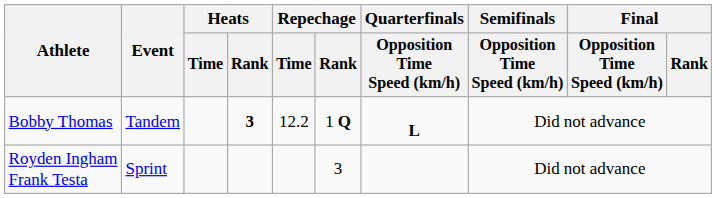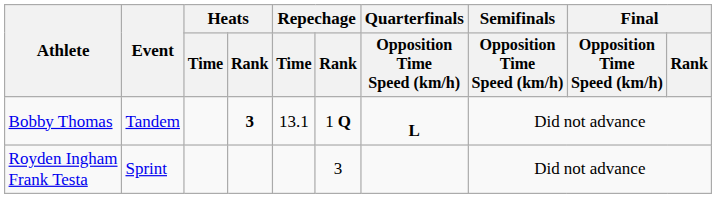(294, 121) 12.2 -> (294, 121) 13.1
